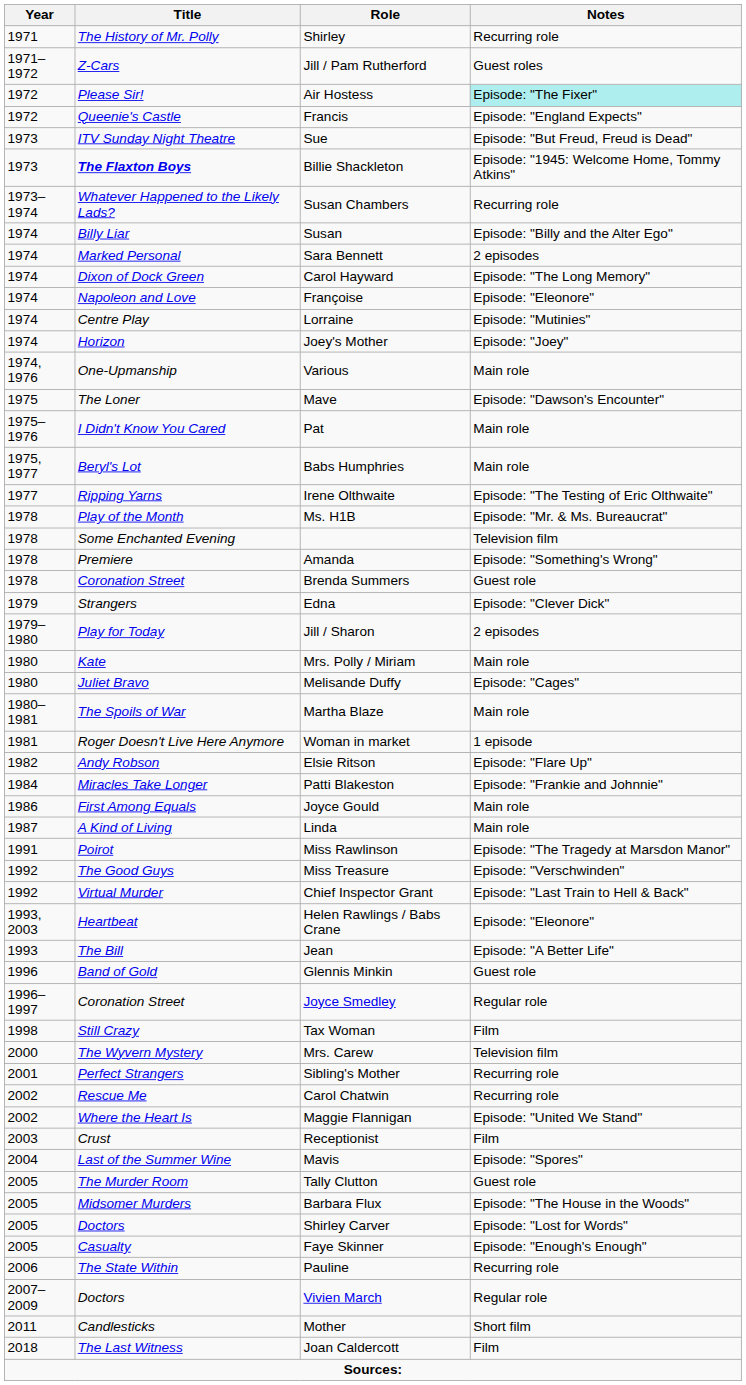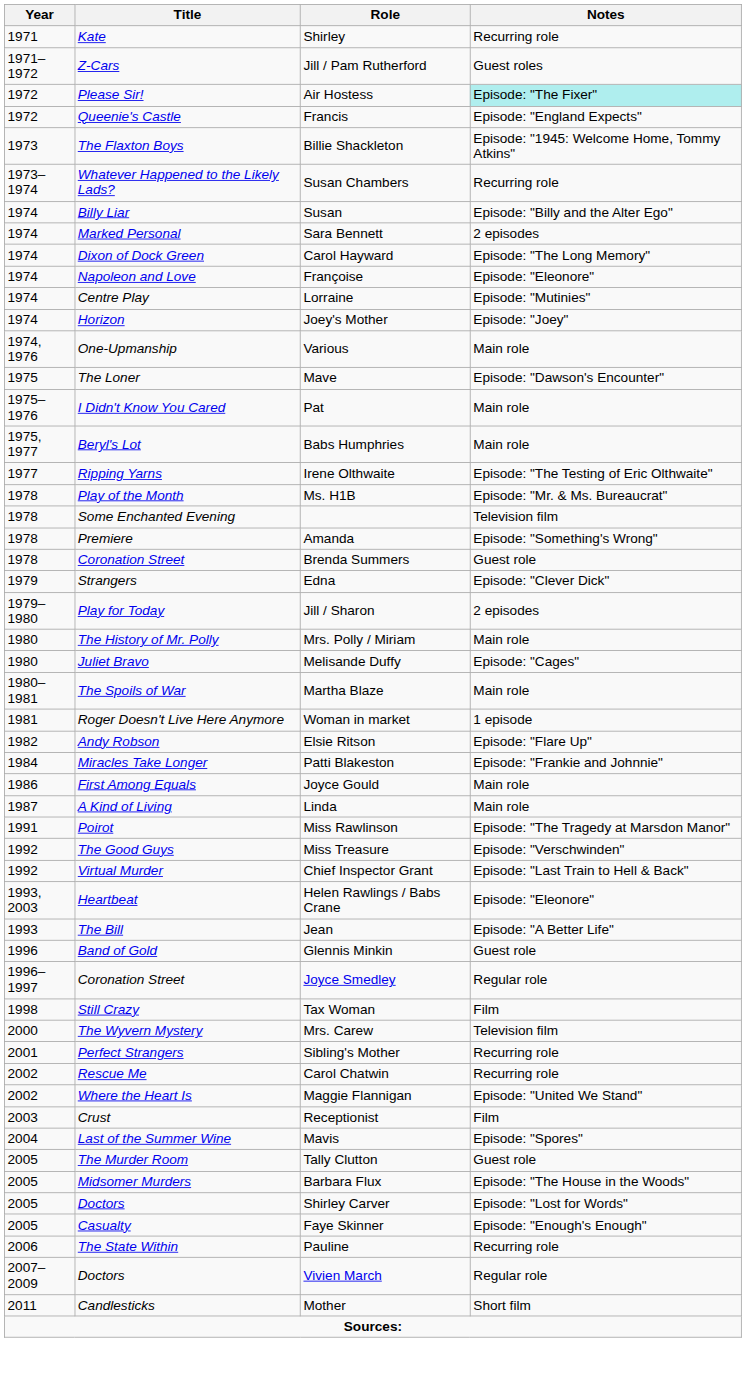(148, 36) The History of Mr. Polly -> (92, 36) Kate
- row: (316, 138)
(134, 167) bold -> (131, 146) normal
(92, 661) Kate -> (148, 640) The History of Mr. Polly
- row: (351, 1348)
